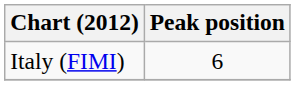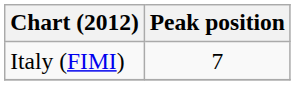(217, 60) 6 -> (217, 60) 7
